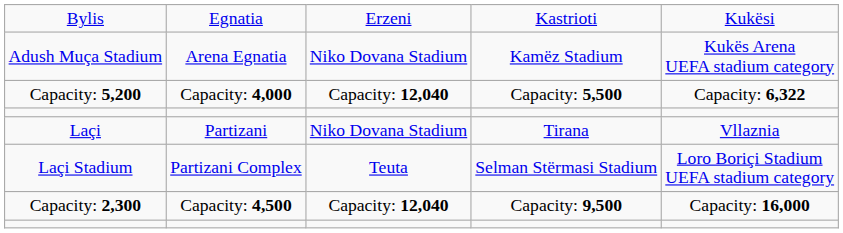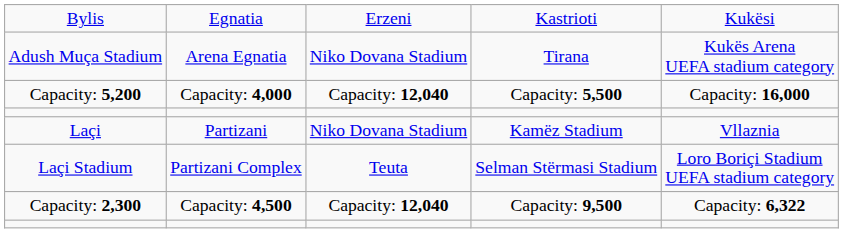(566, 56) Kamëz Stadium -> (566, 56) Tirana
(750, 94) Capacity: 6,322 -> (750, 94) Capacity: 16,000
(566, 130) Tirana -> (566, 130) Kamëz Stadium
(750, 205) Capacity: 16,000 -> (750, 205) Capacity: 6,322
